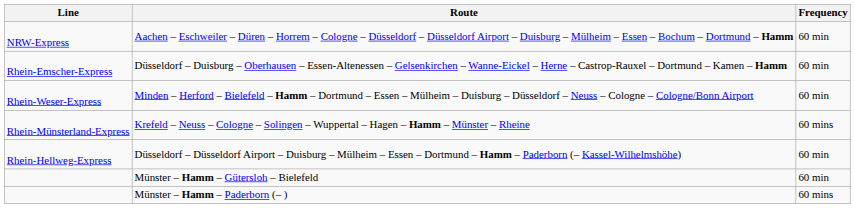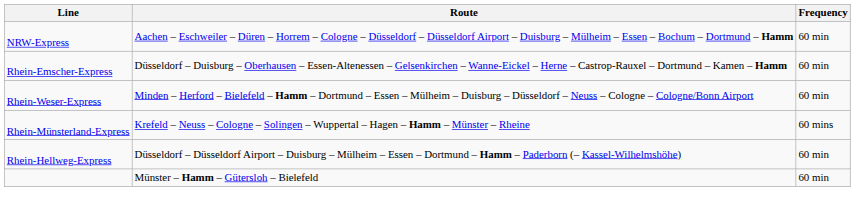- row: (211, 195)
